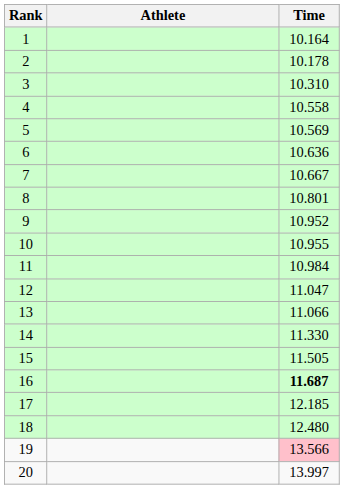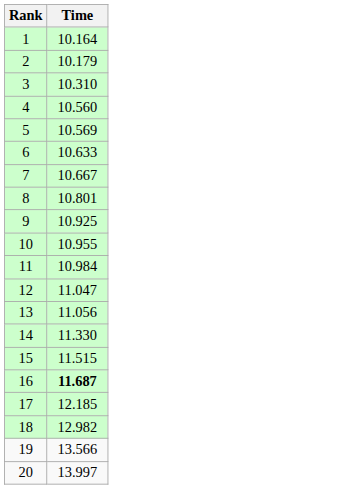- column: (163, 15)
(309, 61) 10.178 -> (77, 61) 10.179
(309, 107) 10.558 -> (77, 107) 10.560
(309, 152) 10.636 -> (77, 152) 10.633
(309, 221) 10.952 -> (77, 221) 10.925
(309, 312) 11.066 -> (77, 312) 11.056
(309, 358) 11.505 -> (77, 358) 11.515
(309, 426) 12.480 -> (77, 426) 12.982
(309, 449) pink background -> (77, 449) no background
